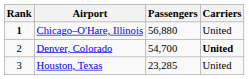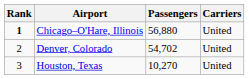(163, 48) 54,700 -> (163, 48) 54,702
(218, 48) bold -> (217, 48) normal
(163, 66) 23,285 -> (163, 66) 10,270
